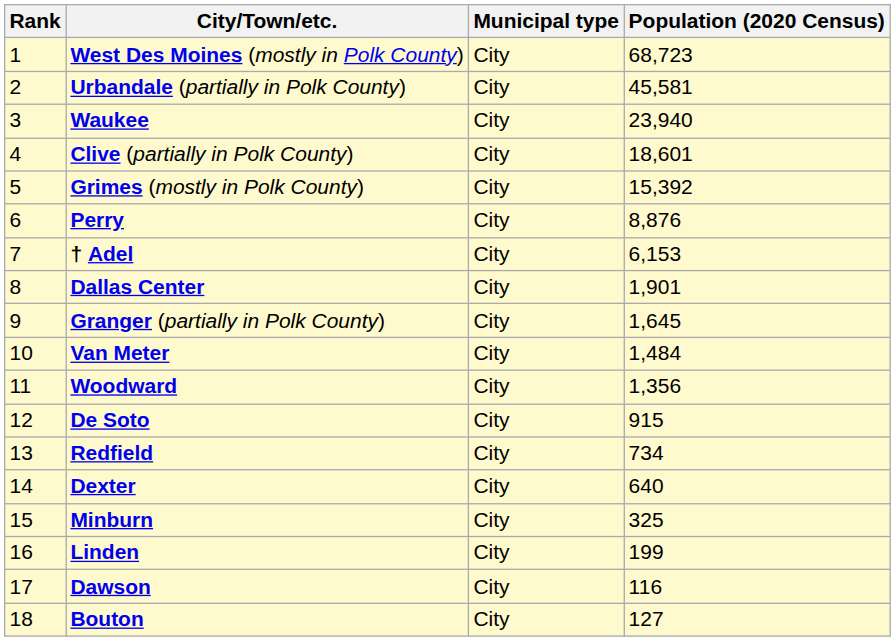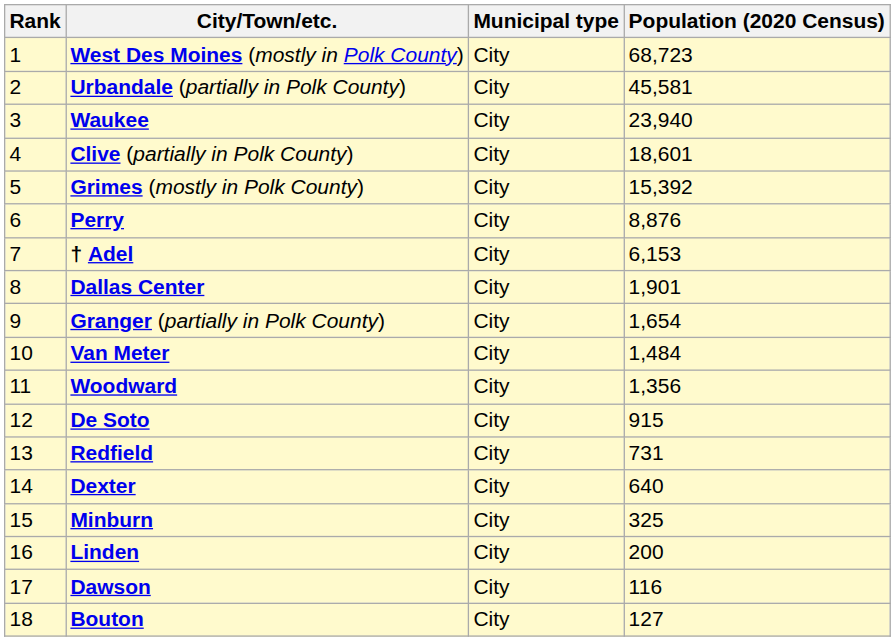(655, 320) 1,645 -> (655, 320) 1,654
(646, 453) 734 -> (646, 453) 731
(646, 552) 199 -> (646, 552) 200
